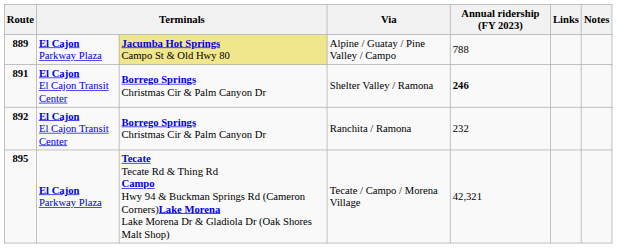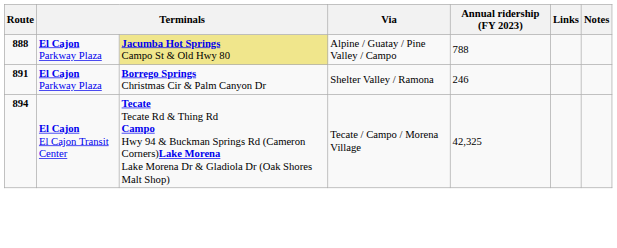(20, 43) 889 -> (20, 43) 888
(74, 86) El Cajon El Cajon Transit Center -> (70, 80) El Cajon Parkway Plaza
(461, 86) bold -> (461, 80) normal
- row: (371, 129)
(20, 159) 895 -> (20, 103) 894
(70, 197) El Cajon Parkway Plaza -> (74, 141) El Cajon El Cajon Transit Center
(467, 197) 42,321 -> (467, 141) 42,325
